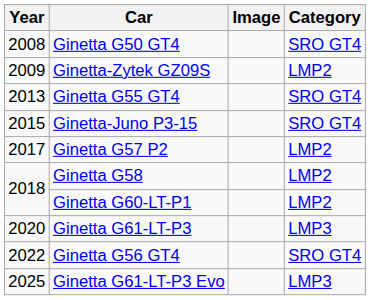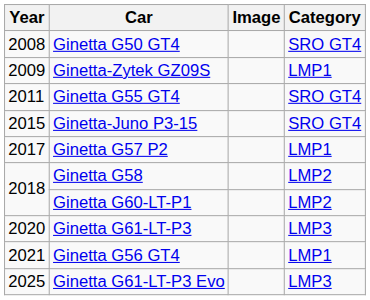(310, 70) LMP2 -> (310, 70) LMP1
(27, 96) 2013 -> (26, 96) 2011
(310, 149) LMP2 -> (310, 149) LMP1
(27, 255) 2022 -> (27, 255) 2021
(325, 255) SRO GT4 -> (310, 255) LMP1
